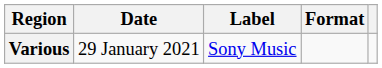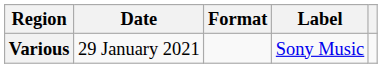columns swapped: (335, 19) <-> (252, 19)
